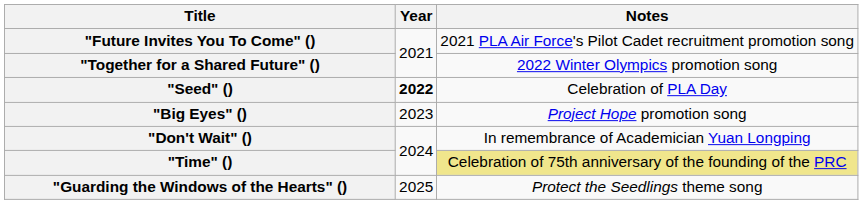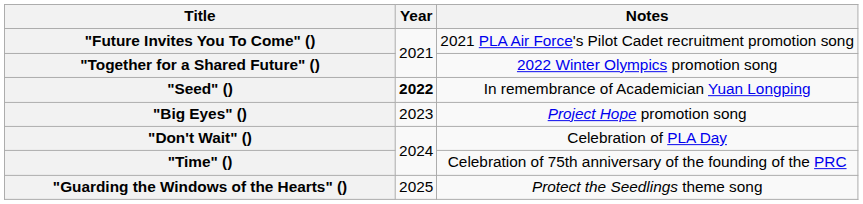(647, 89) Celebration of PLA Day -> (647, 89) In remembrance of Academician Yuan Longping
(647, 138) In remembrance of Academician Yuan Longping -> (647, 138) Celebration of PLA Day
(647, 162) khaki background -> (647, 162) no background
